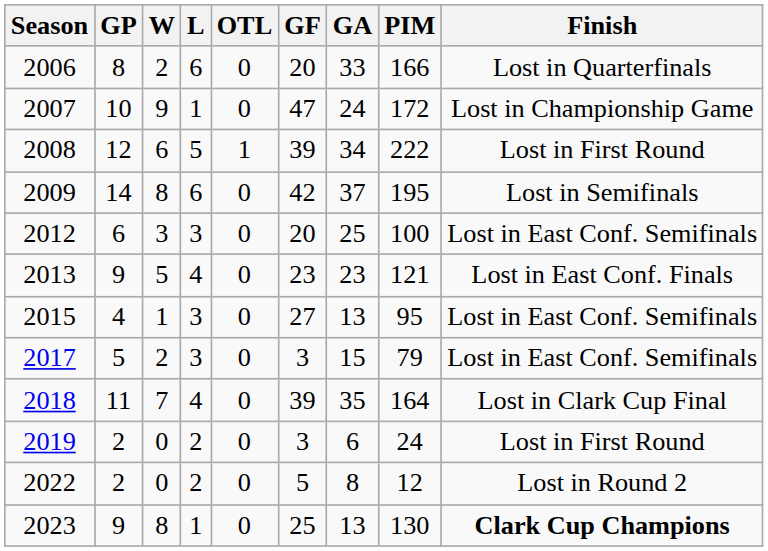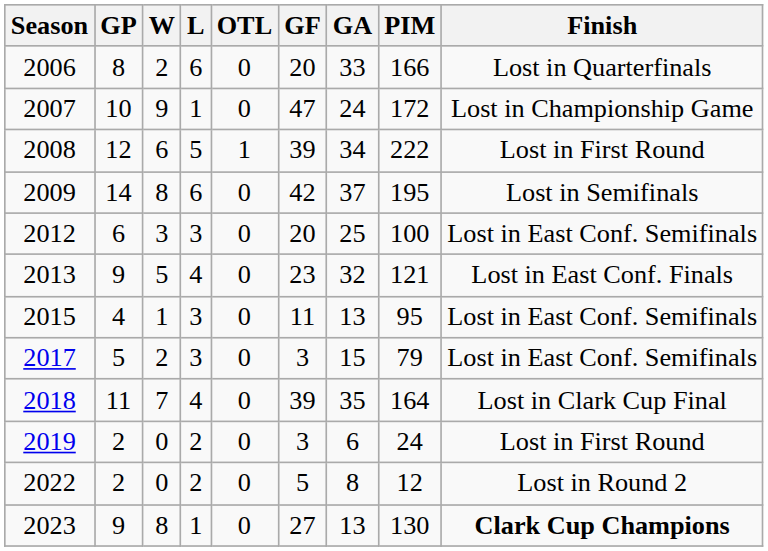(352, 274) 23 -> (352, 274) 32
(302, 316) 27 -> (302, 316) 11
(302, 524) 25 -> (302, 524) 27
